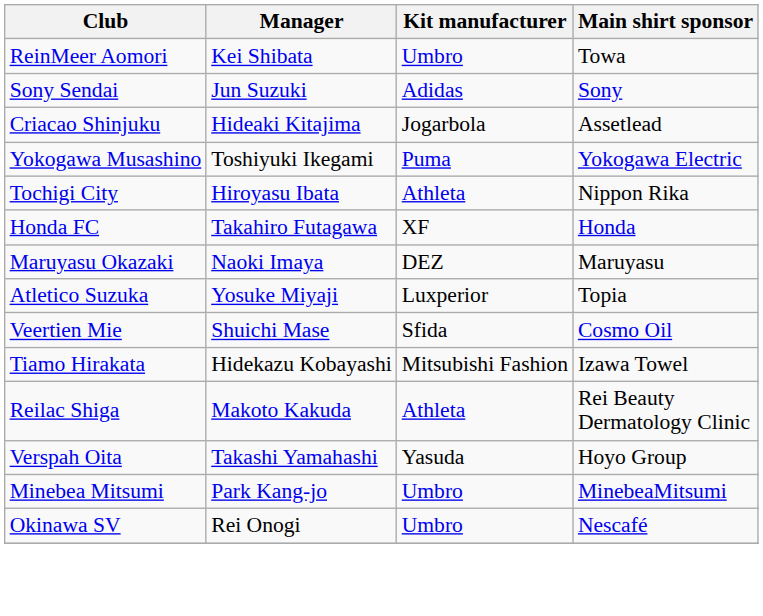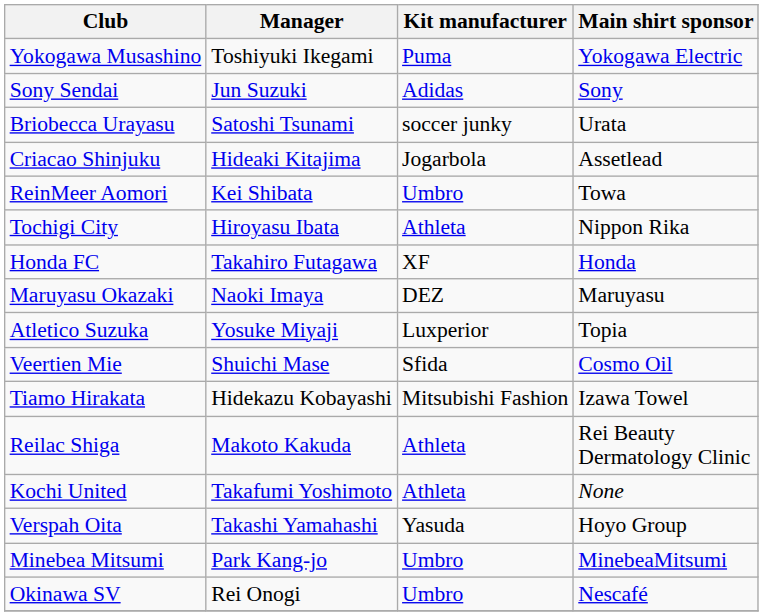rows swapped: (89, 55) <-> (105, 158)
+ row: (92, 124)
+ row: (68, 491)
